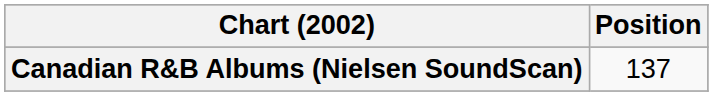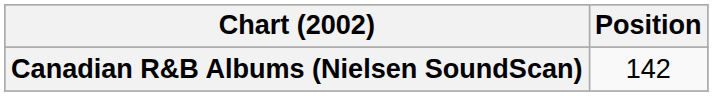(648, 68) 137 -> (648, 68) 142
